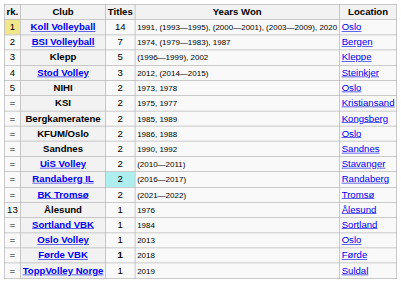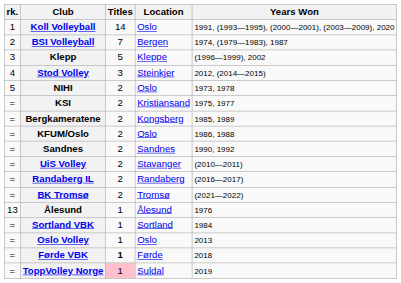columns swapped: (368, 12) <-> (237, 12)
(12, 27) khaki background -> (12, 27) no background
(120, 179) paleturquoise background -> (120, 179) no background
(120, 270) no background -> (120, 270) pink background
